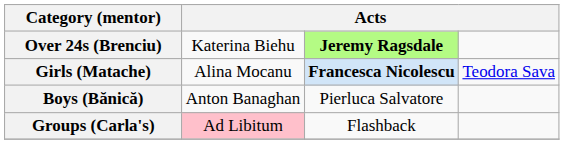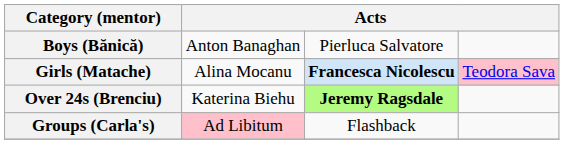rows swapped: (93, 98) <-> (93, 44)
(509, 71) no background -> (509, 71) pink background
